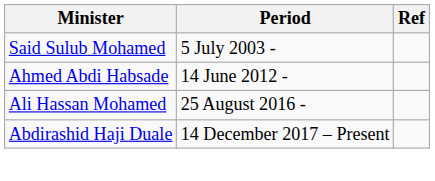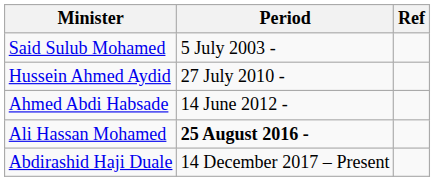+ row: (90, 76)
(243, 104) normal -> (245, 133) bold
